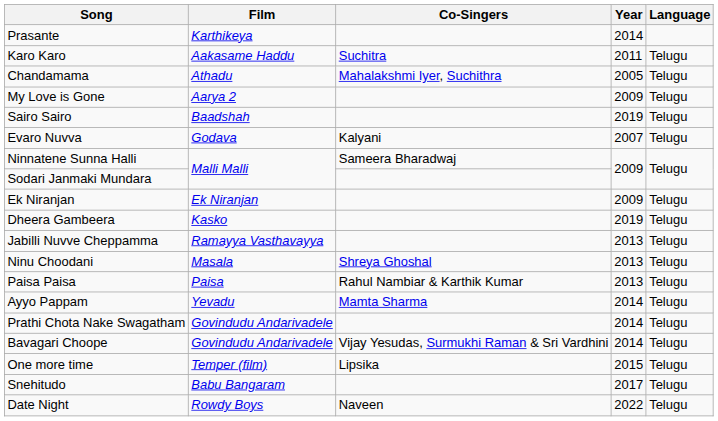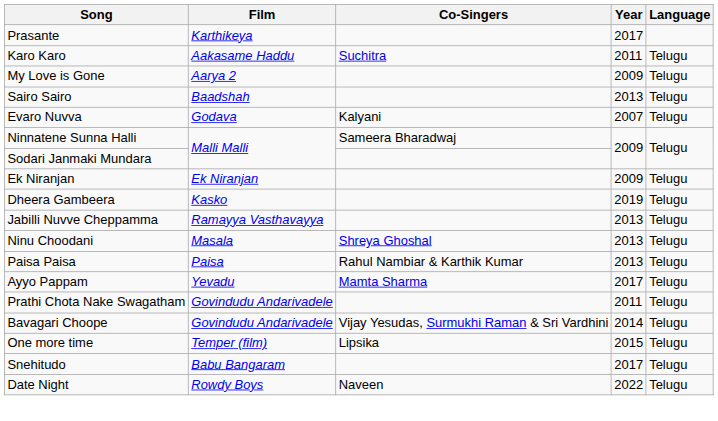(629, 35) 2014 -> (629, 35) 2017
- row: (48, 76)
(629, 117) 2019 -> (629, 96) 2013
(629, 302) 2014 -> (629, 281) 2017
(629, 323) 2014 -> (628, 302) 2011
